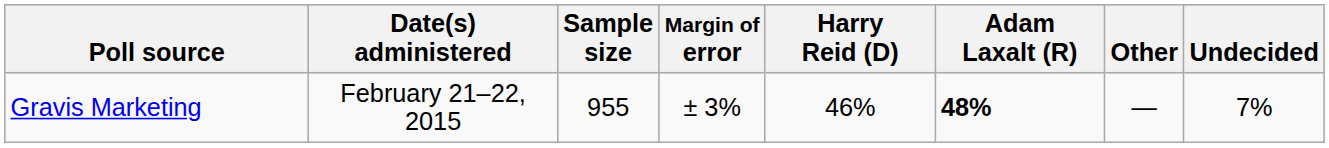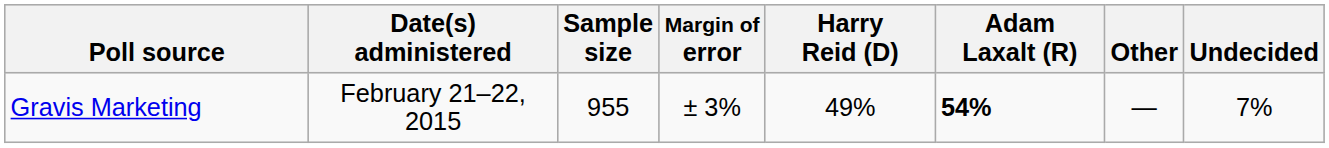(850, 107) 46% -> (850, 107) 49%
(966, 107) 48% -> (966, 107) 54%
